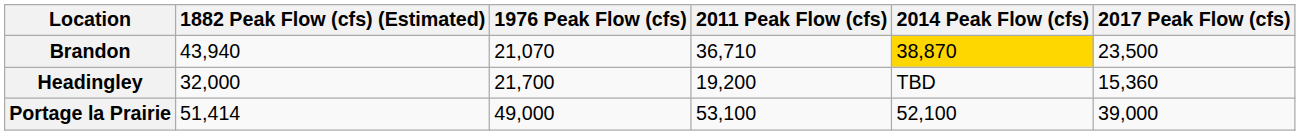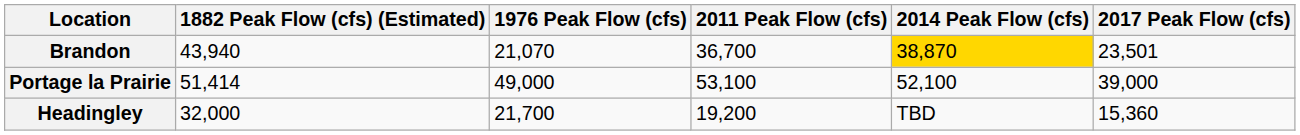(726, 51) 36,710 -> (726, 51) 36,700
(1128, 51) 23,500 -> (1128, 51) 23,501
rows swapped: (90, 113) <-> (90, 82)
